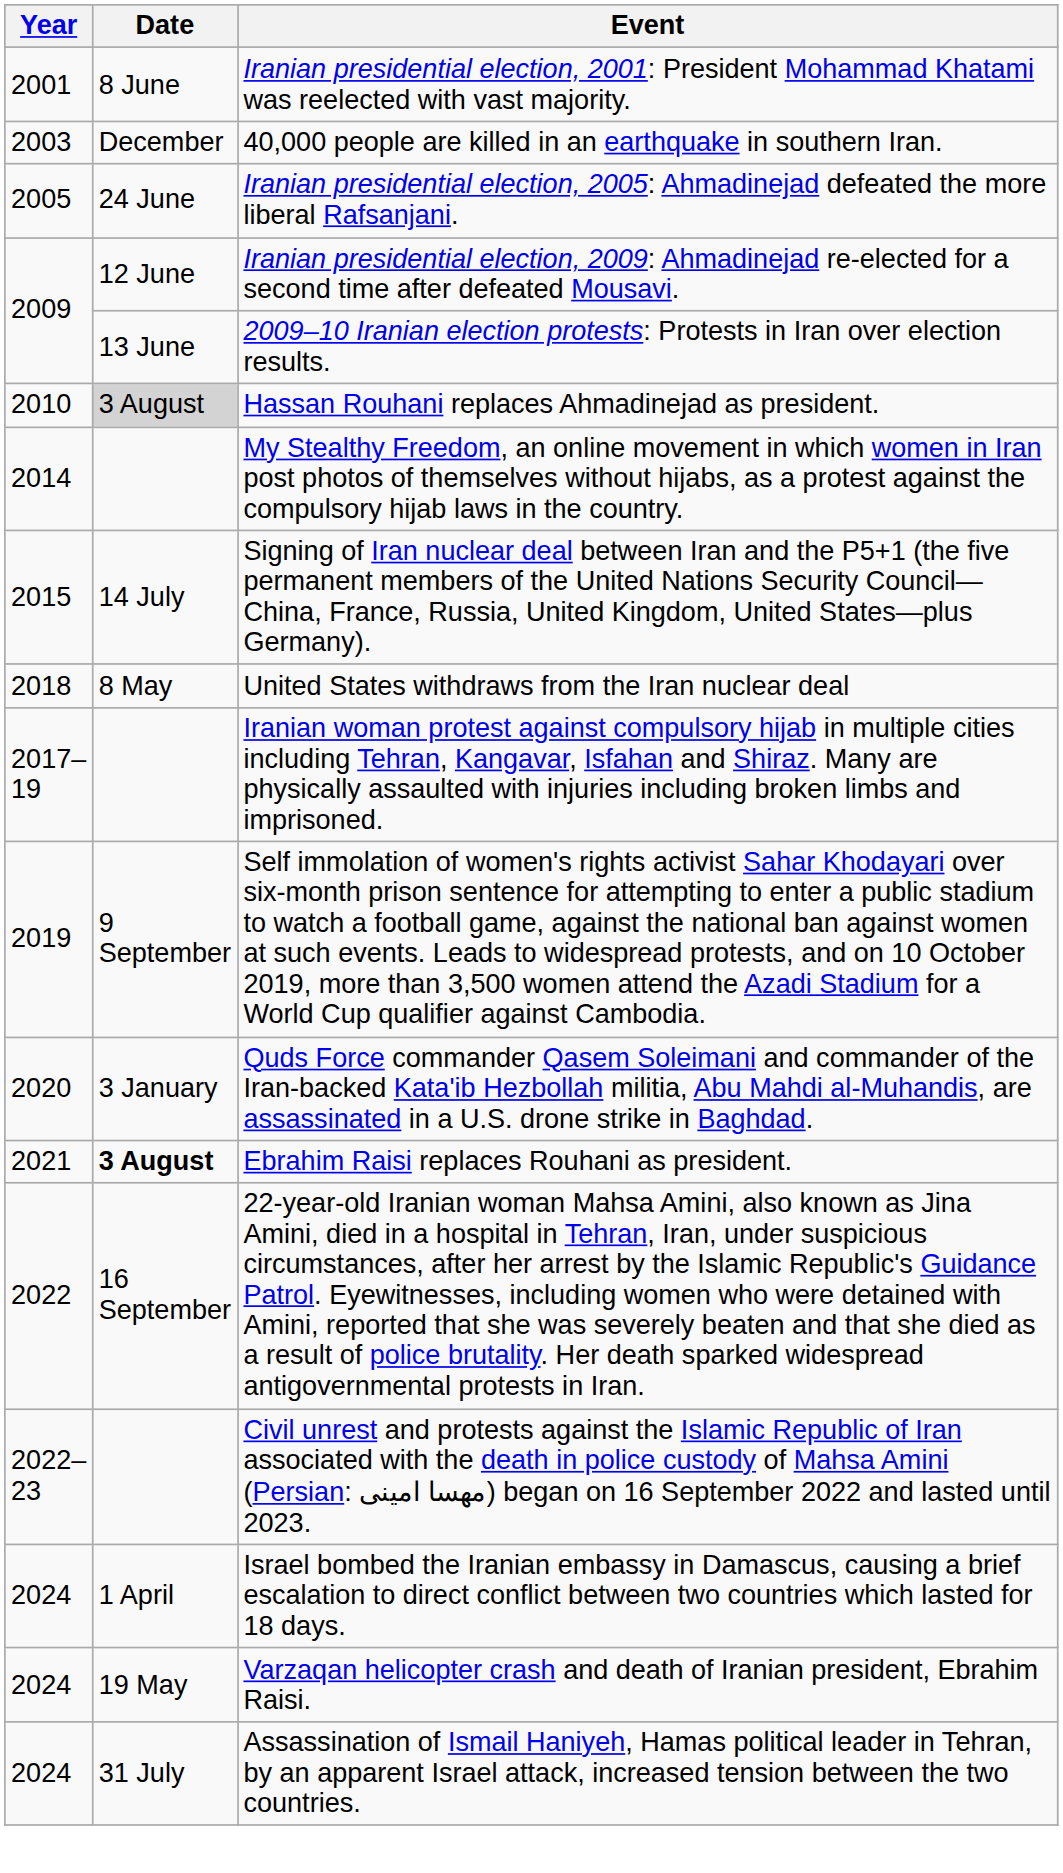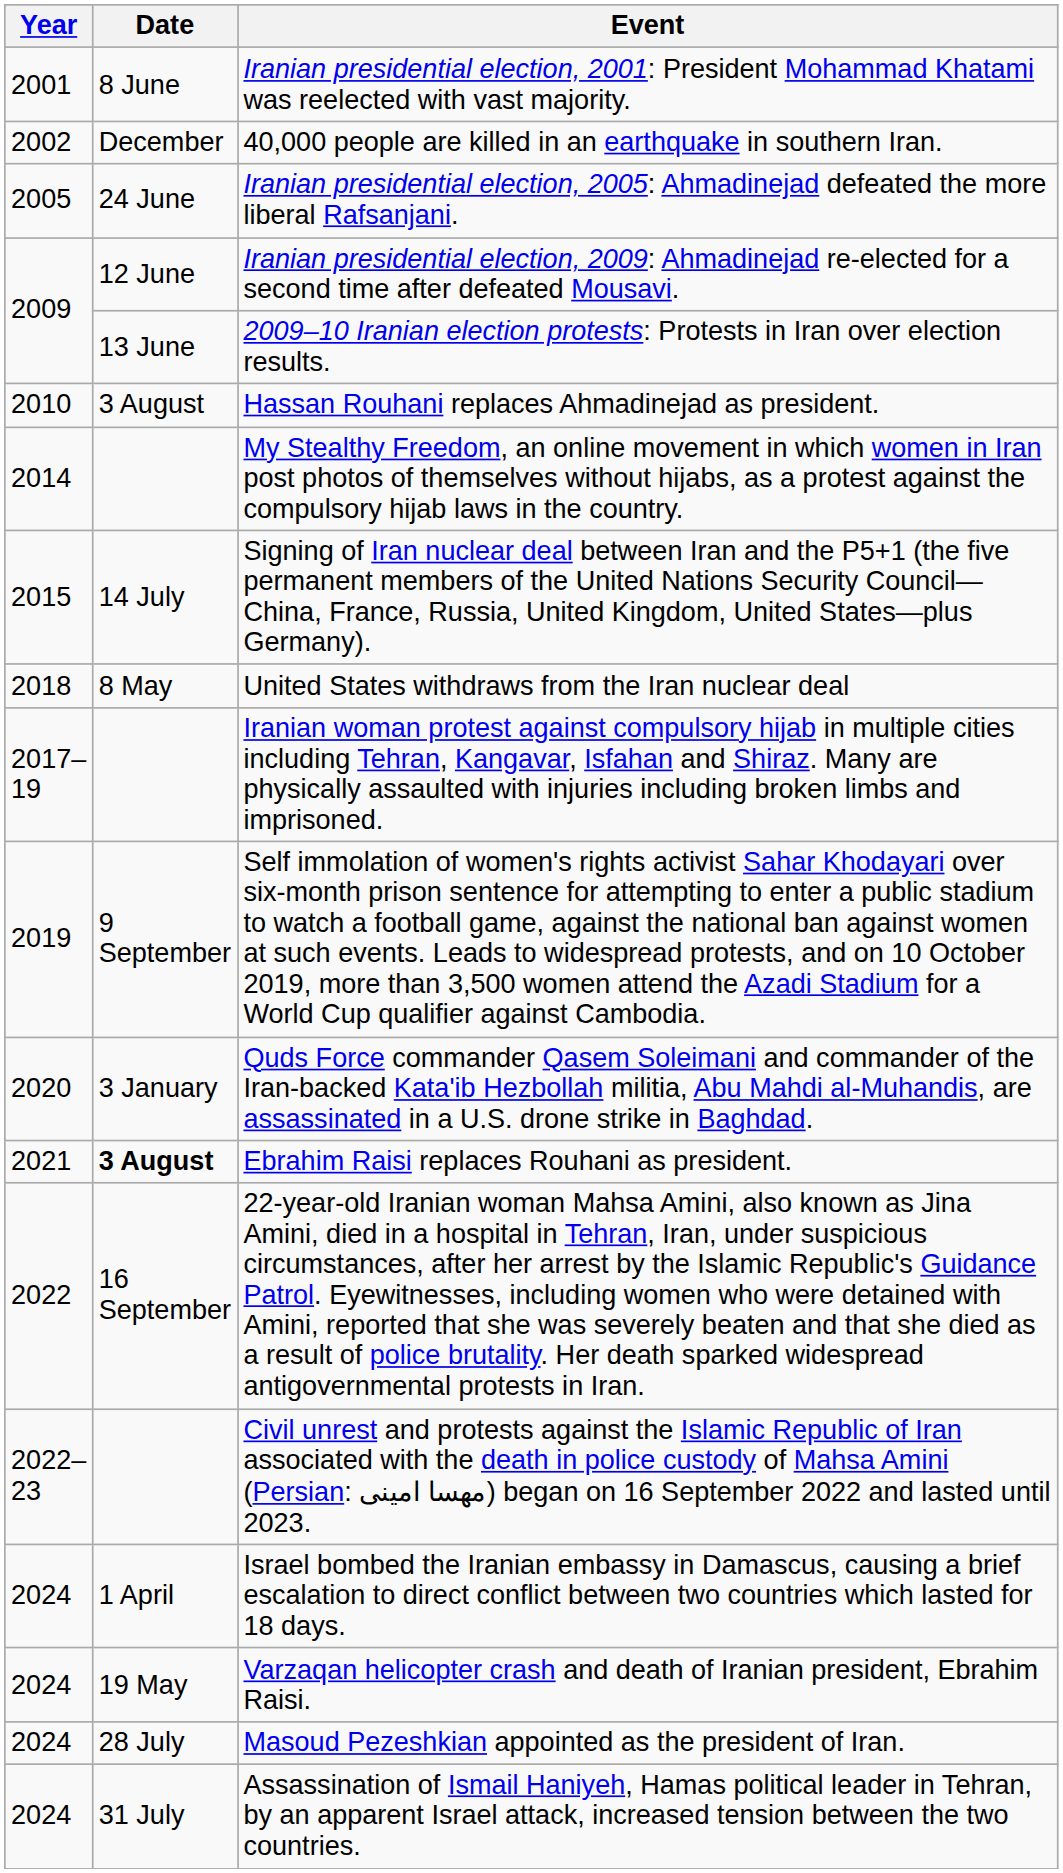(41, 142) 2003 -> (41, 142) 2002
(151, 404) lightgrey background -> (151, 404) no background
+ row: (574, 1742)
